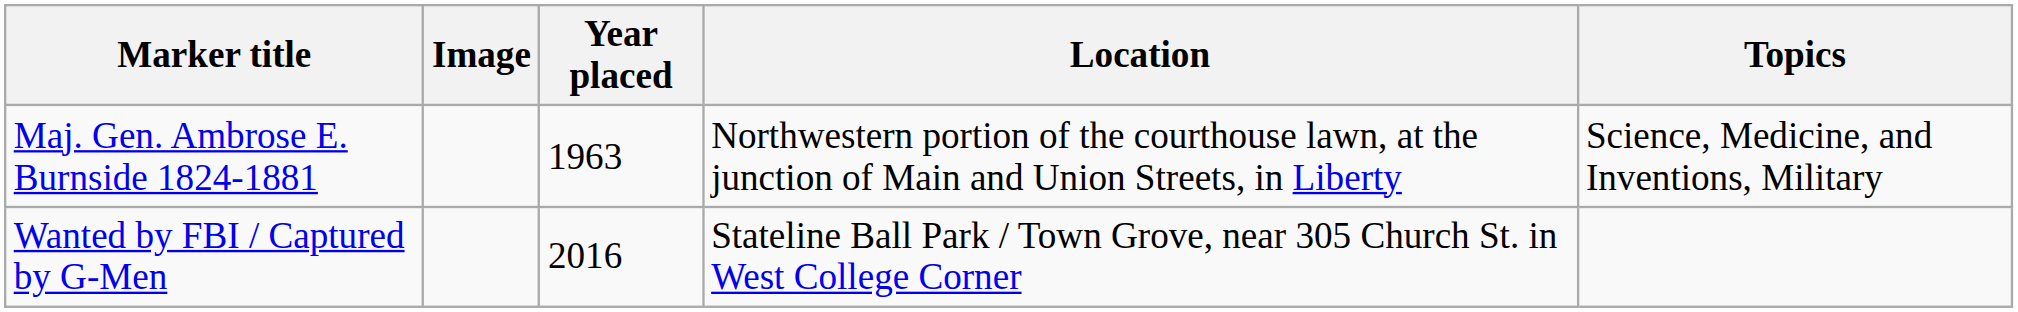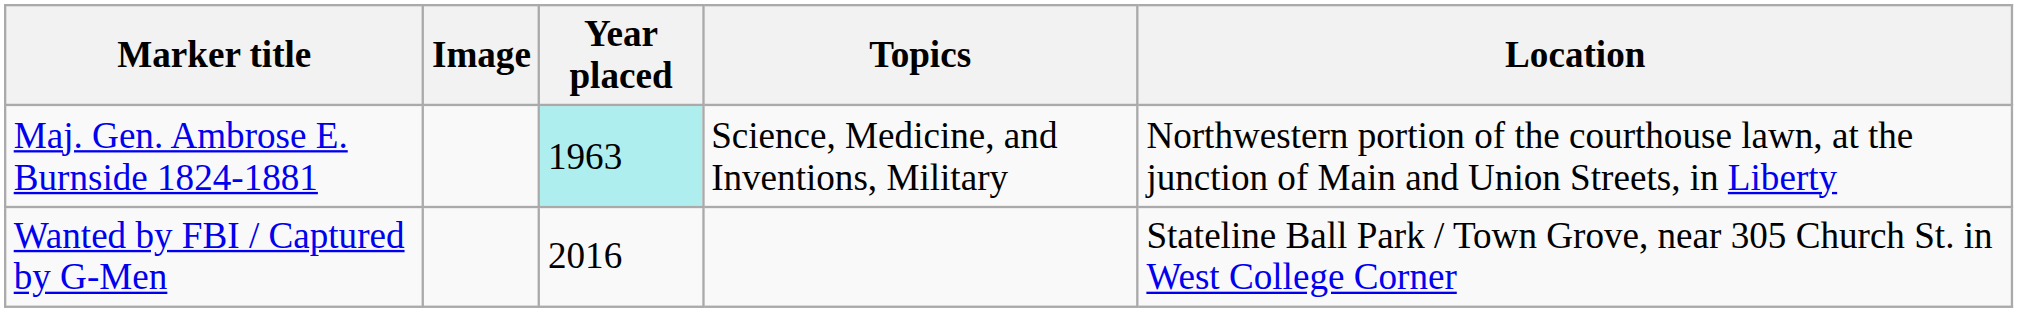columns swapped: (1140, 54) <-> (1795, 54)
(585, 155) no background -> (585, 155) paleturquoise background
